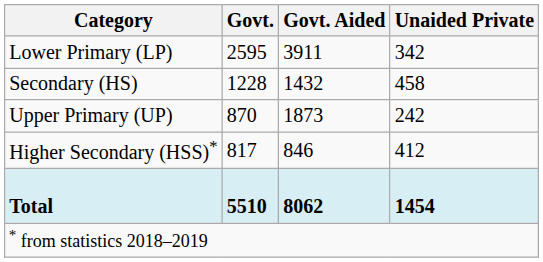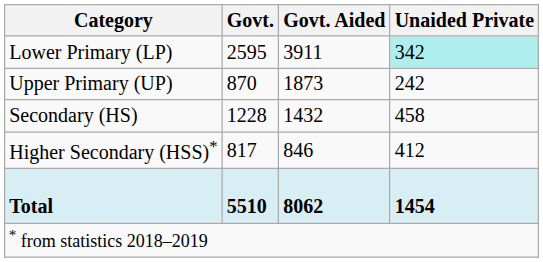(410, 52) no background -> (410, 52) paleturquoise background
rows swapped: (91, 115) <-> (73, 83)
